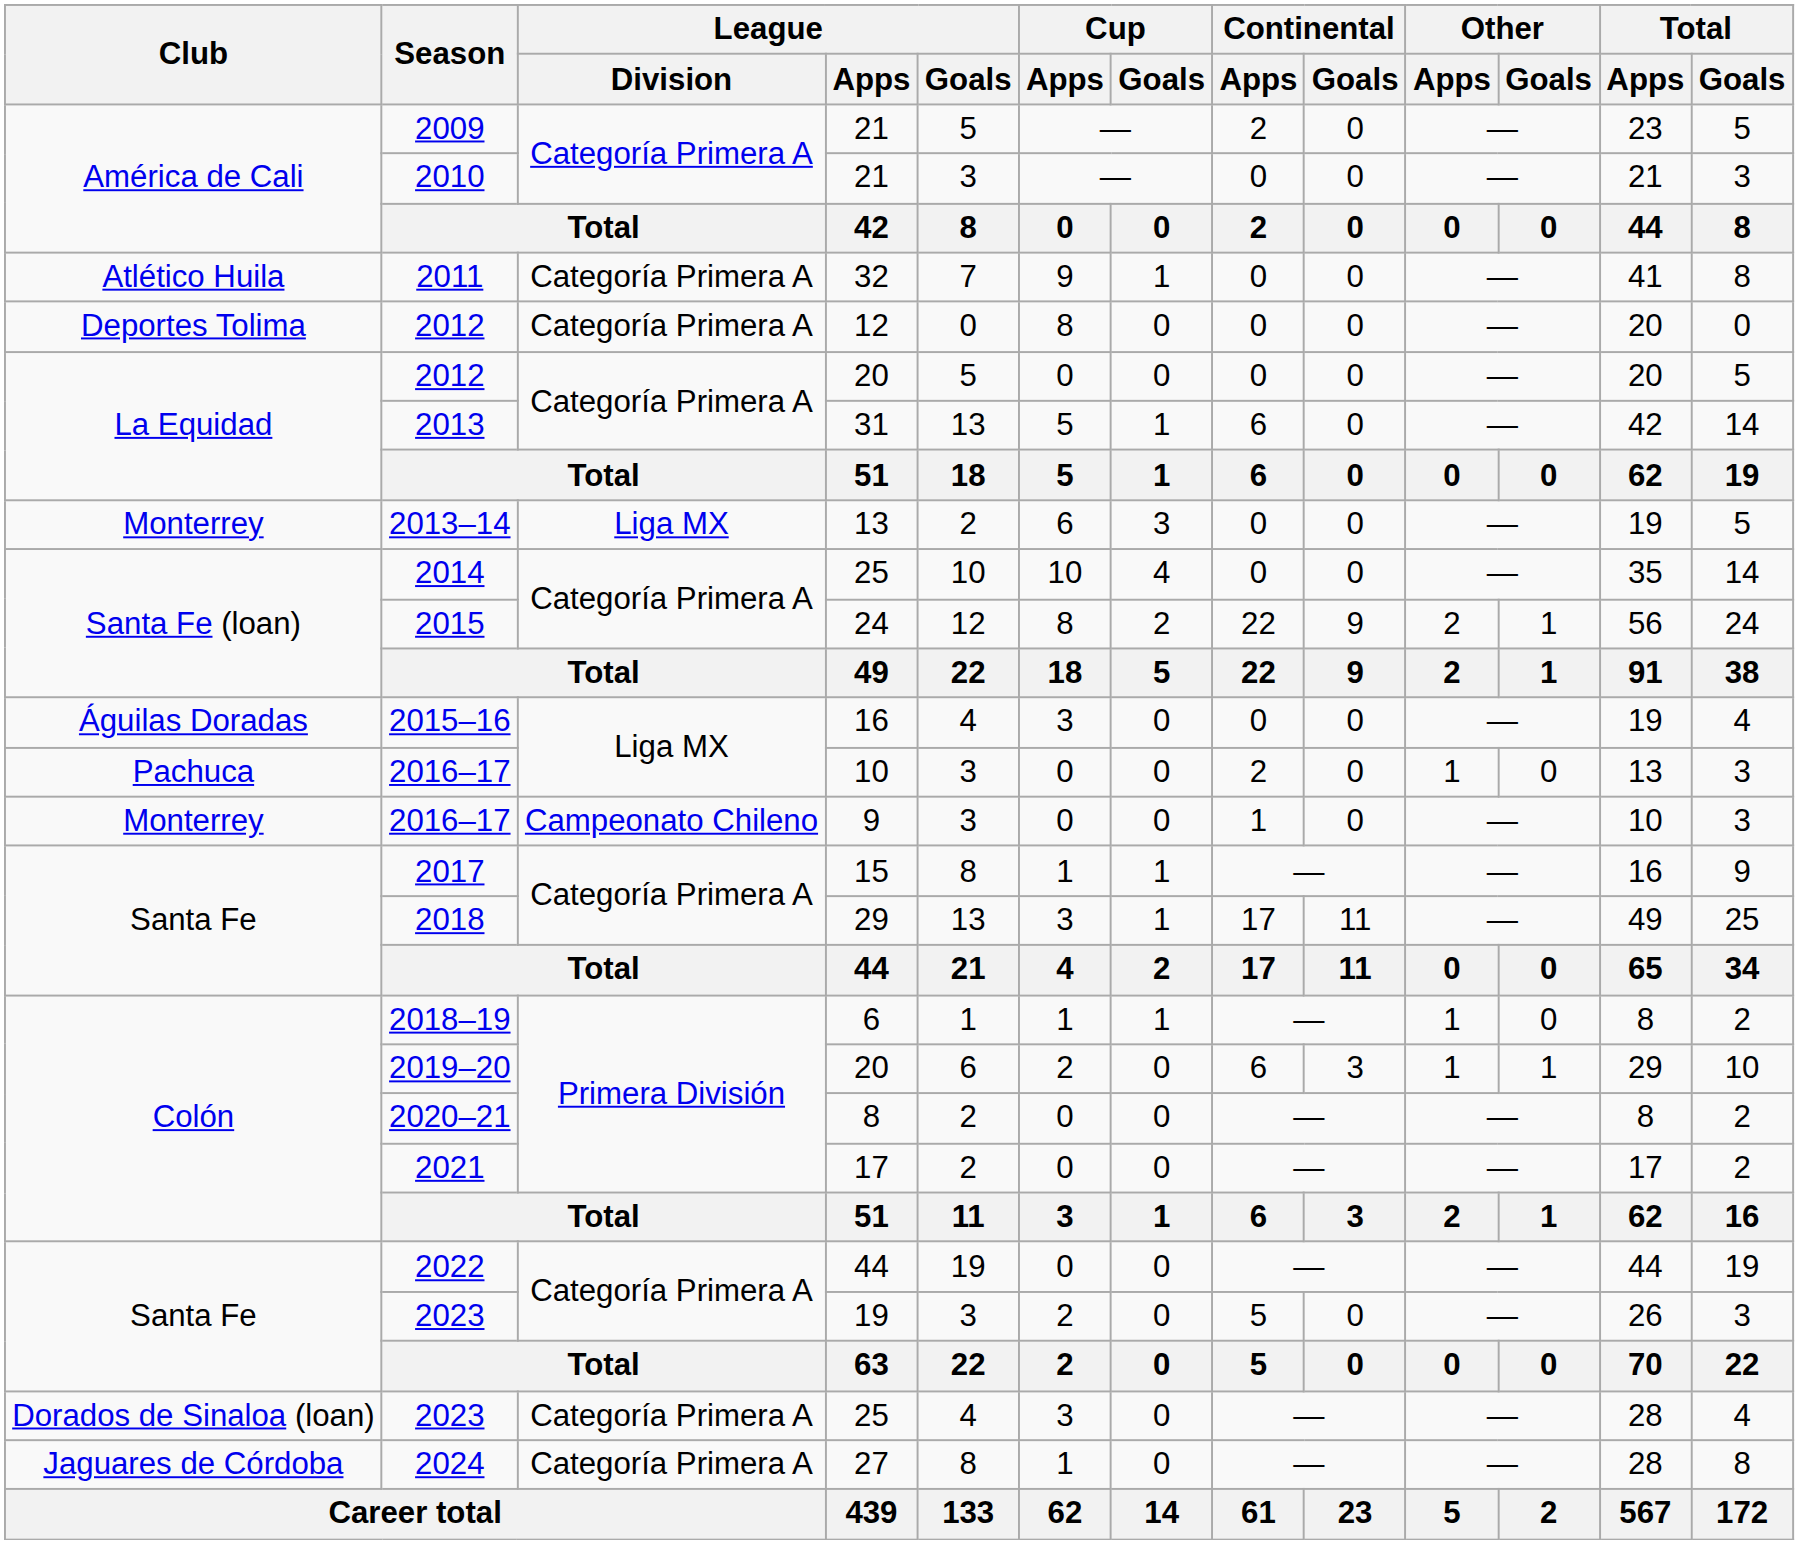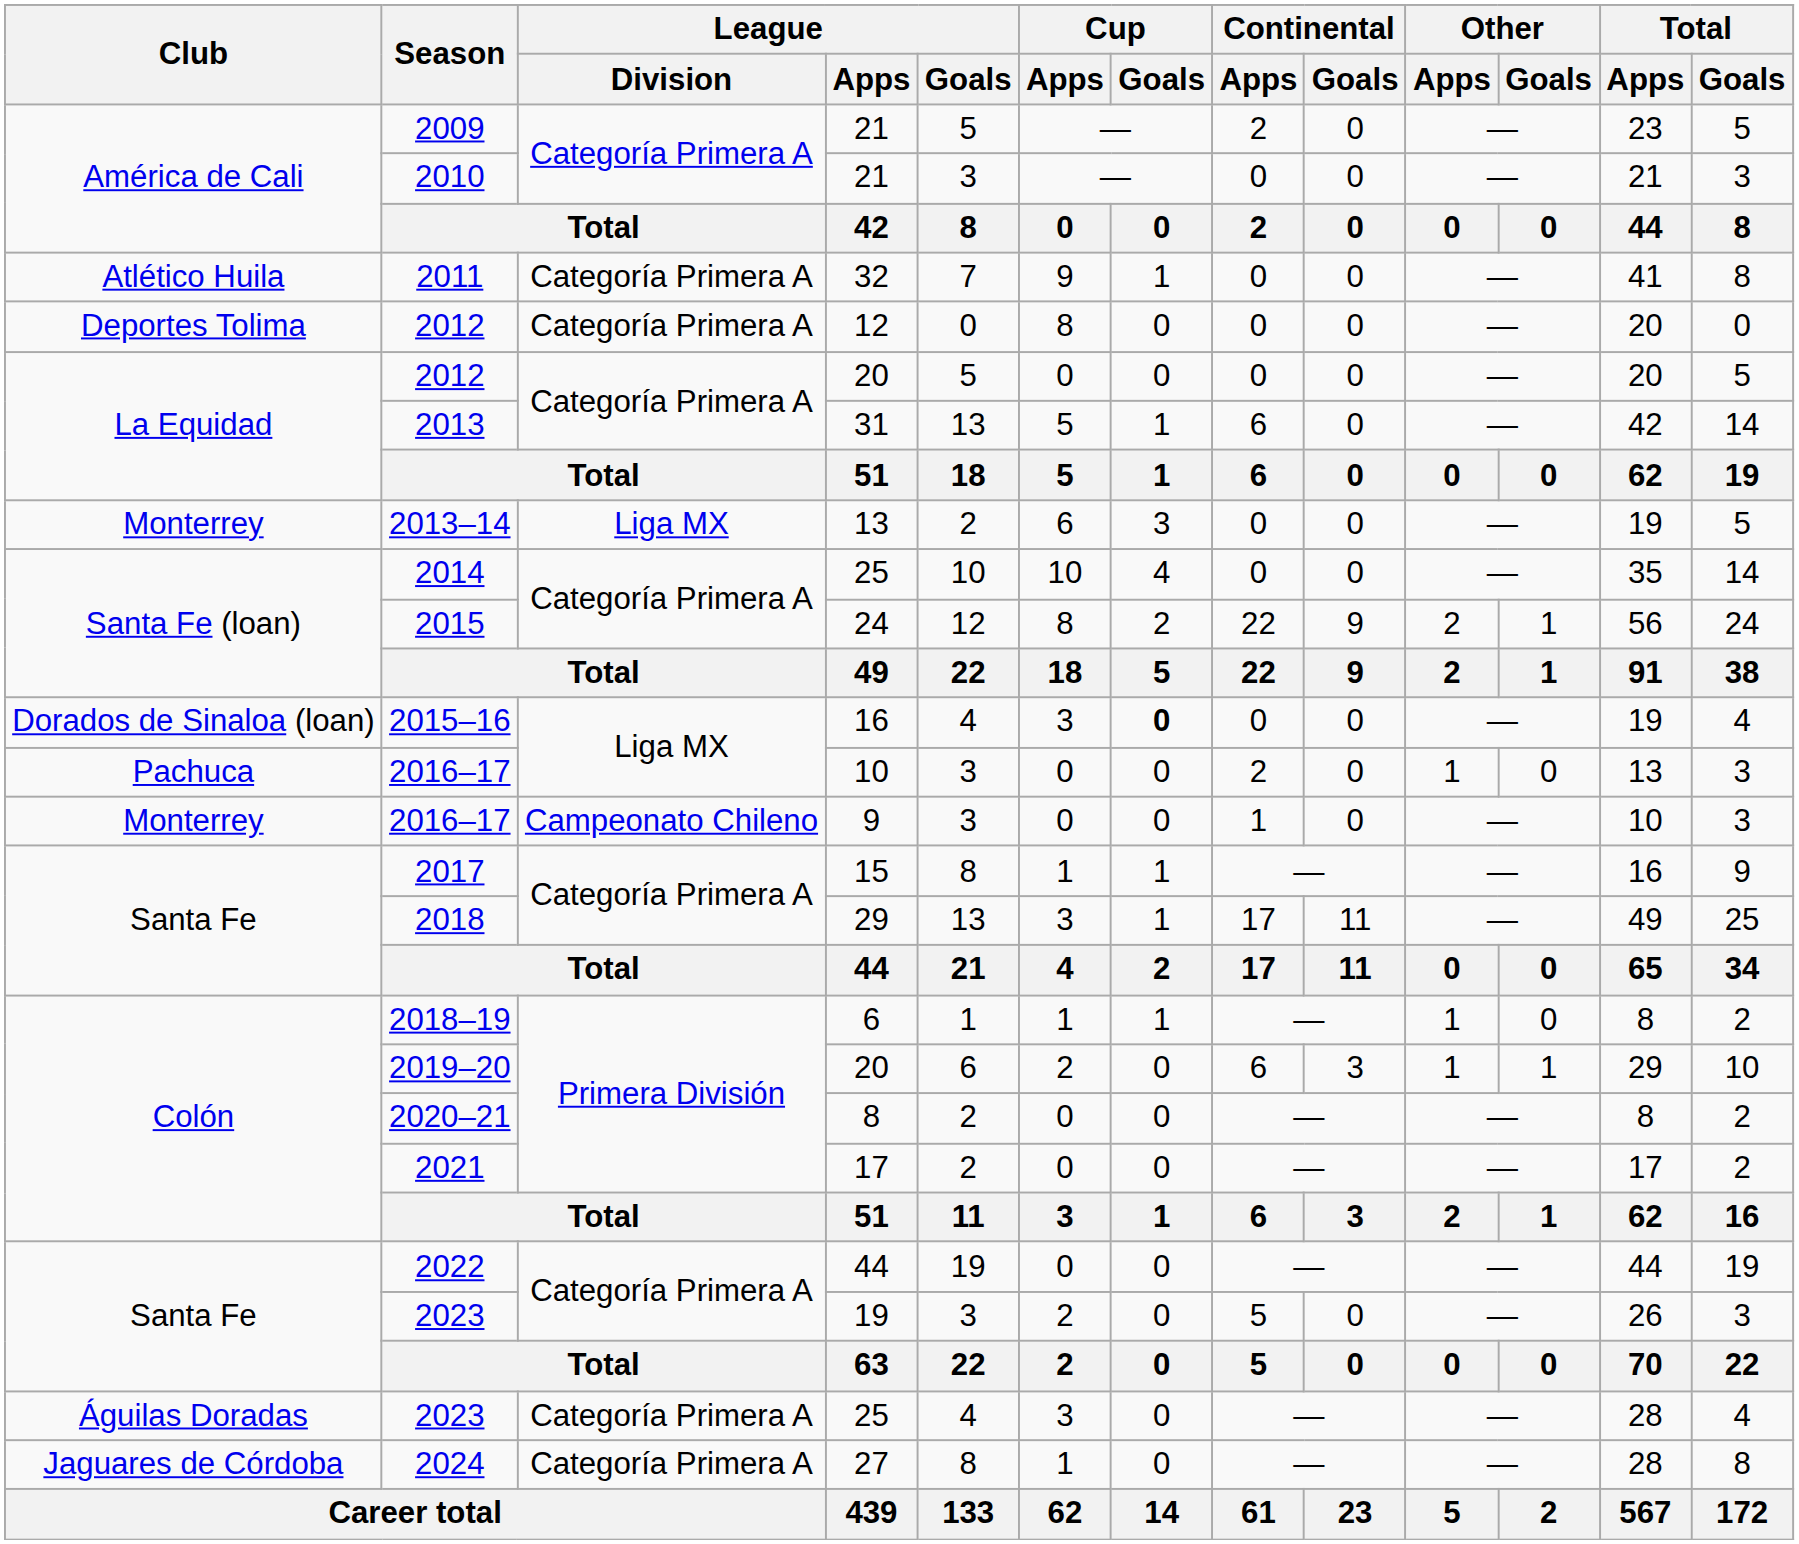(193, 721) Águilas Doradas -> (193, 721) Dorados de Sinaloa (loan)
(1162, 721) normal -> (1162, 721) bold
(193, 1414) Dorados de Sinaloa (loan) -> (193, 1414) Águilas Doradas
